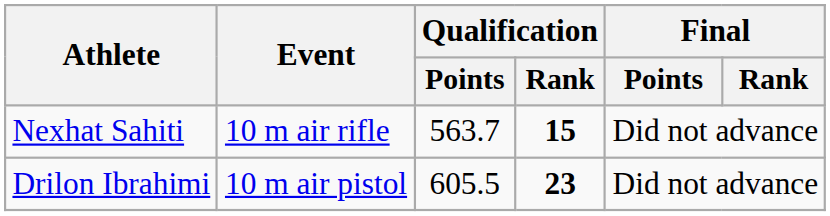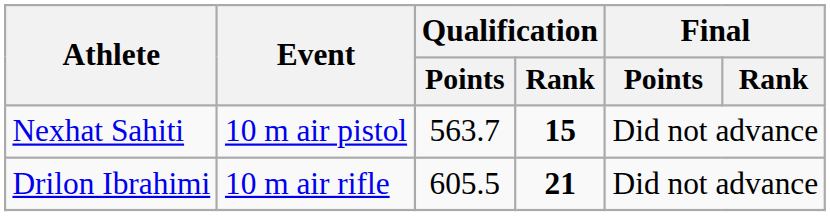(307, 131) 10 m air rifle -> (316, 131) 10 m air pistol
(316, 183) 10 m air pistol -> (307, 183) 10 m air rifle
(560, 183) 23 -> (560, 183) 21
